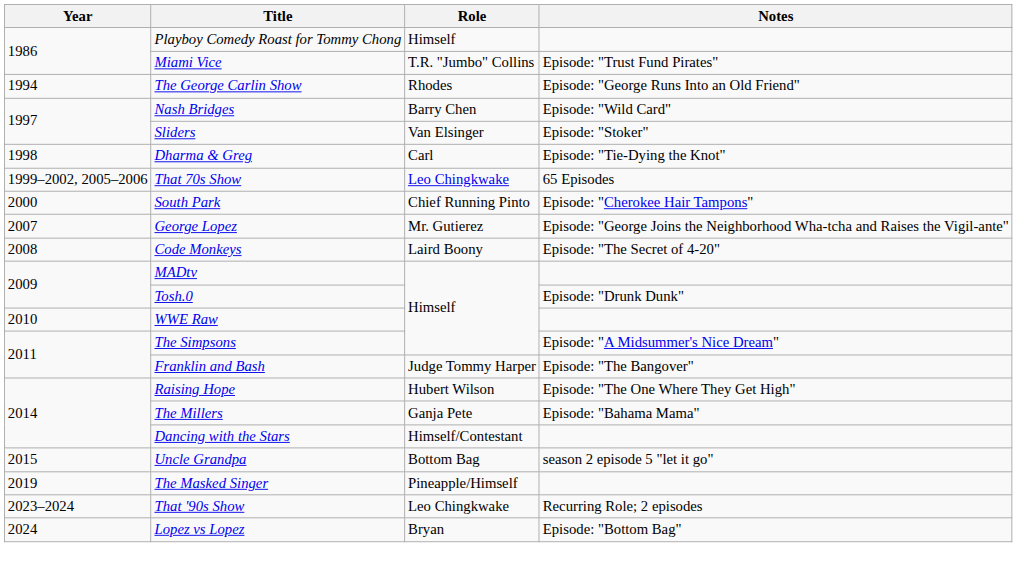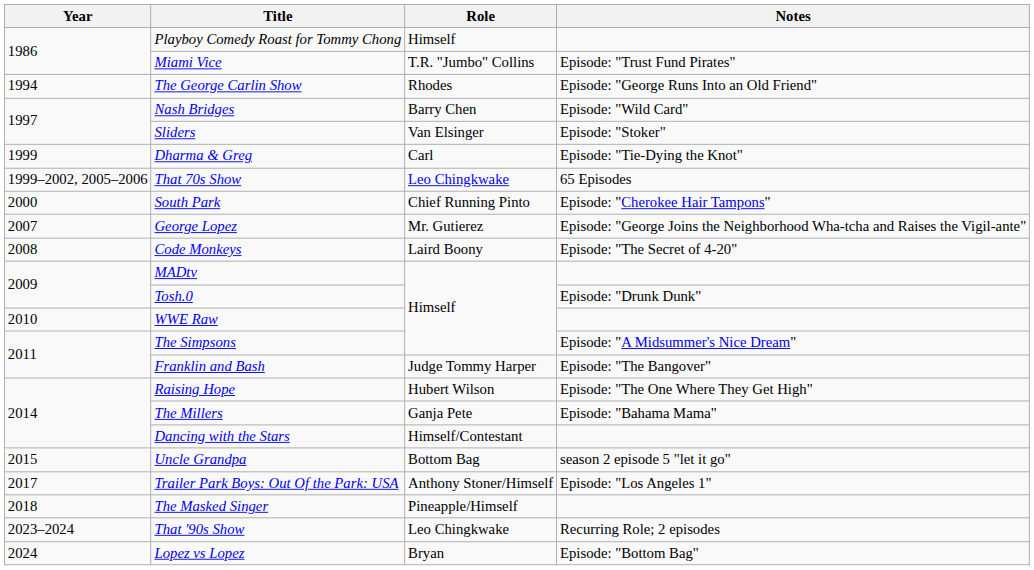(23, 156) 1998 -> (23, 156) 1999
+ row: (277, 483)
(23, 483) 2019 -> (23, 506) 2018
